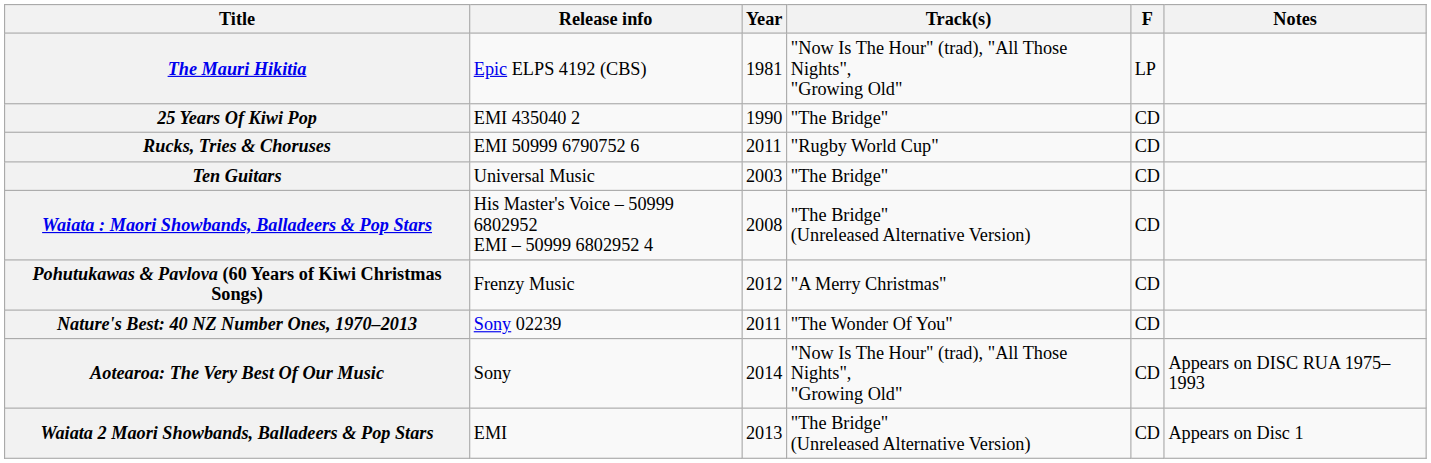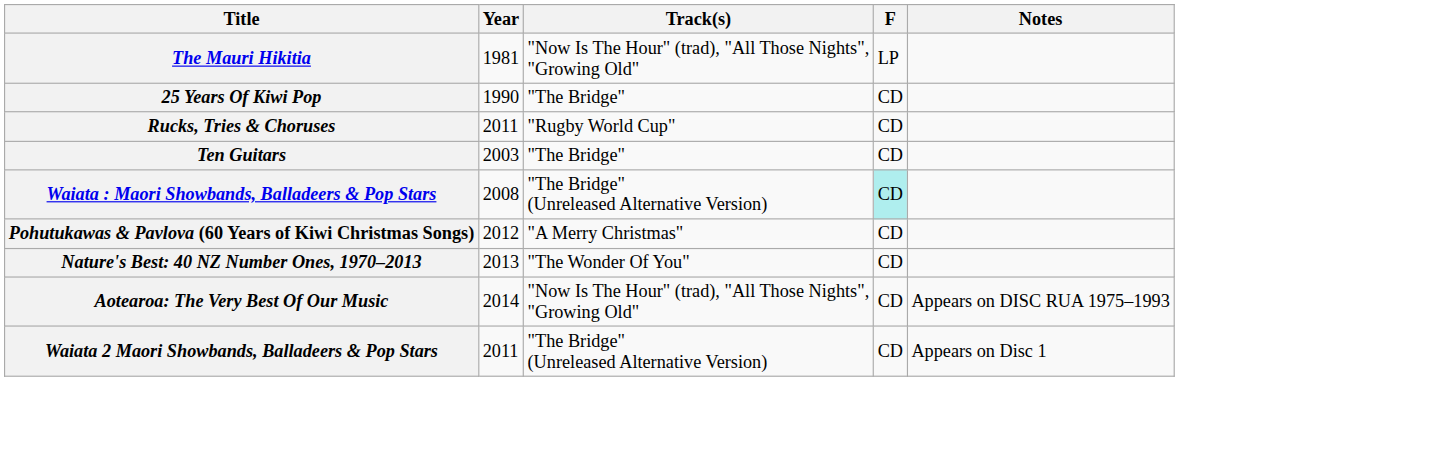- column: (606, 18)
(1147, 225) no background -> (890, 194) paleturquoise background
(764, 324) 2011 -> (501, 262) 2013
(764, 433) 2013 -> (501, 351) 2011
